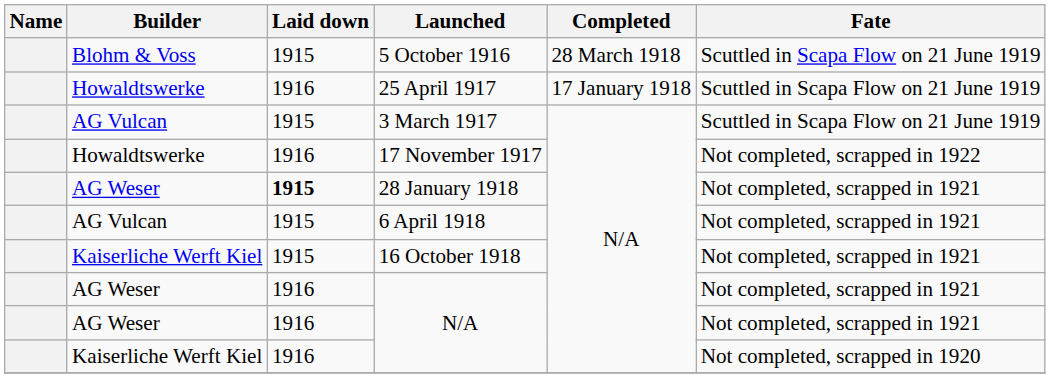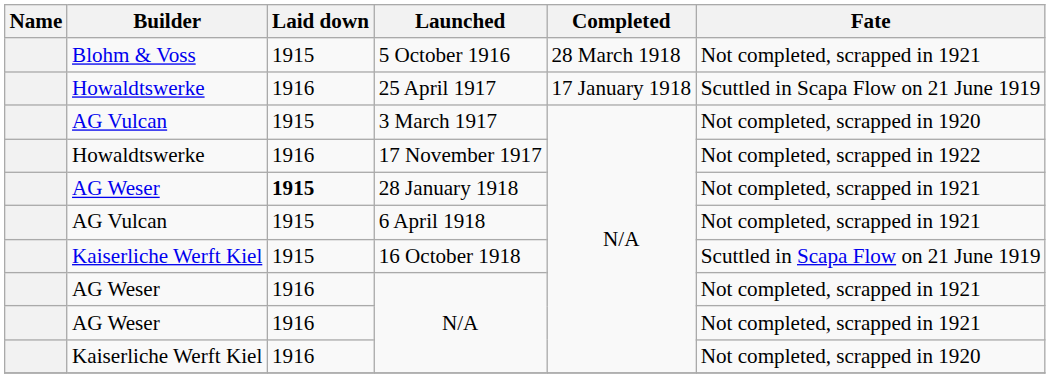(871, 54) Scuttled in Scapa Flow on 21 June 1919 -> (841, 54) Not completed, scrapped in 1921
(871, 121) Scuttled in Scapa Flow on 21 June 1919 -> (841, 121) Not completed, scrapped in 1920
(841, 255) Not completed, scrapped in 1921 -> (871, 255) Scuttled in Scapa Flow on 21 June 1919
